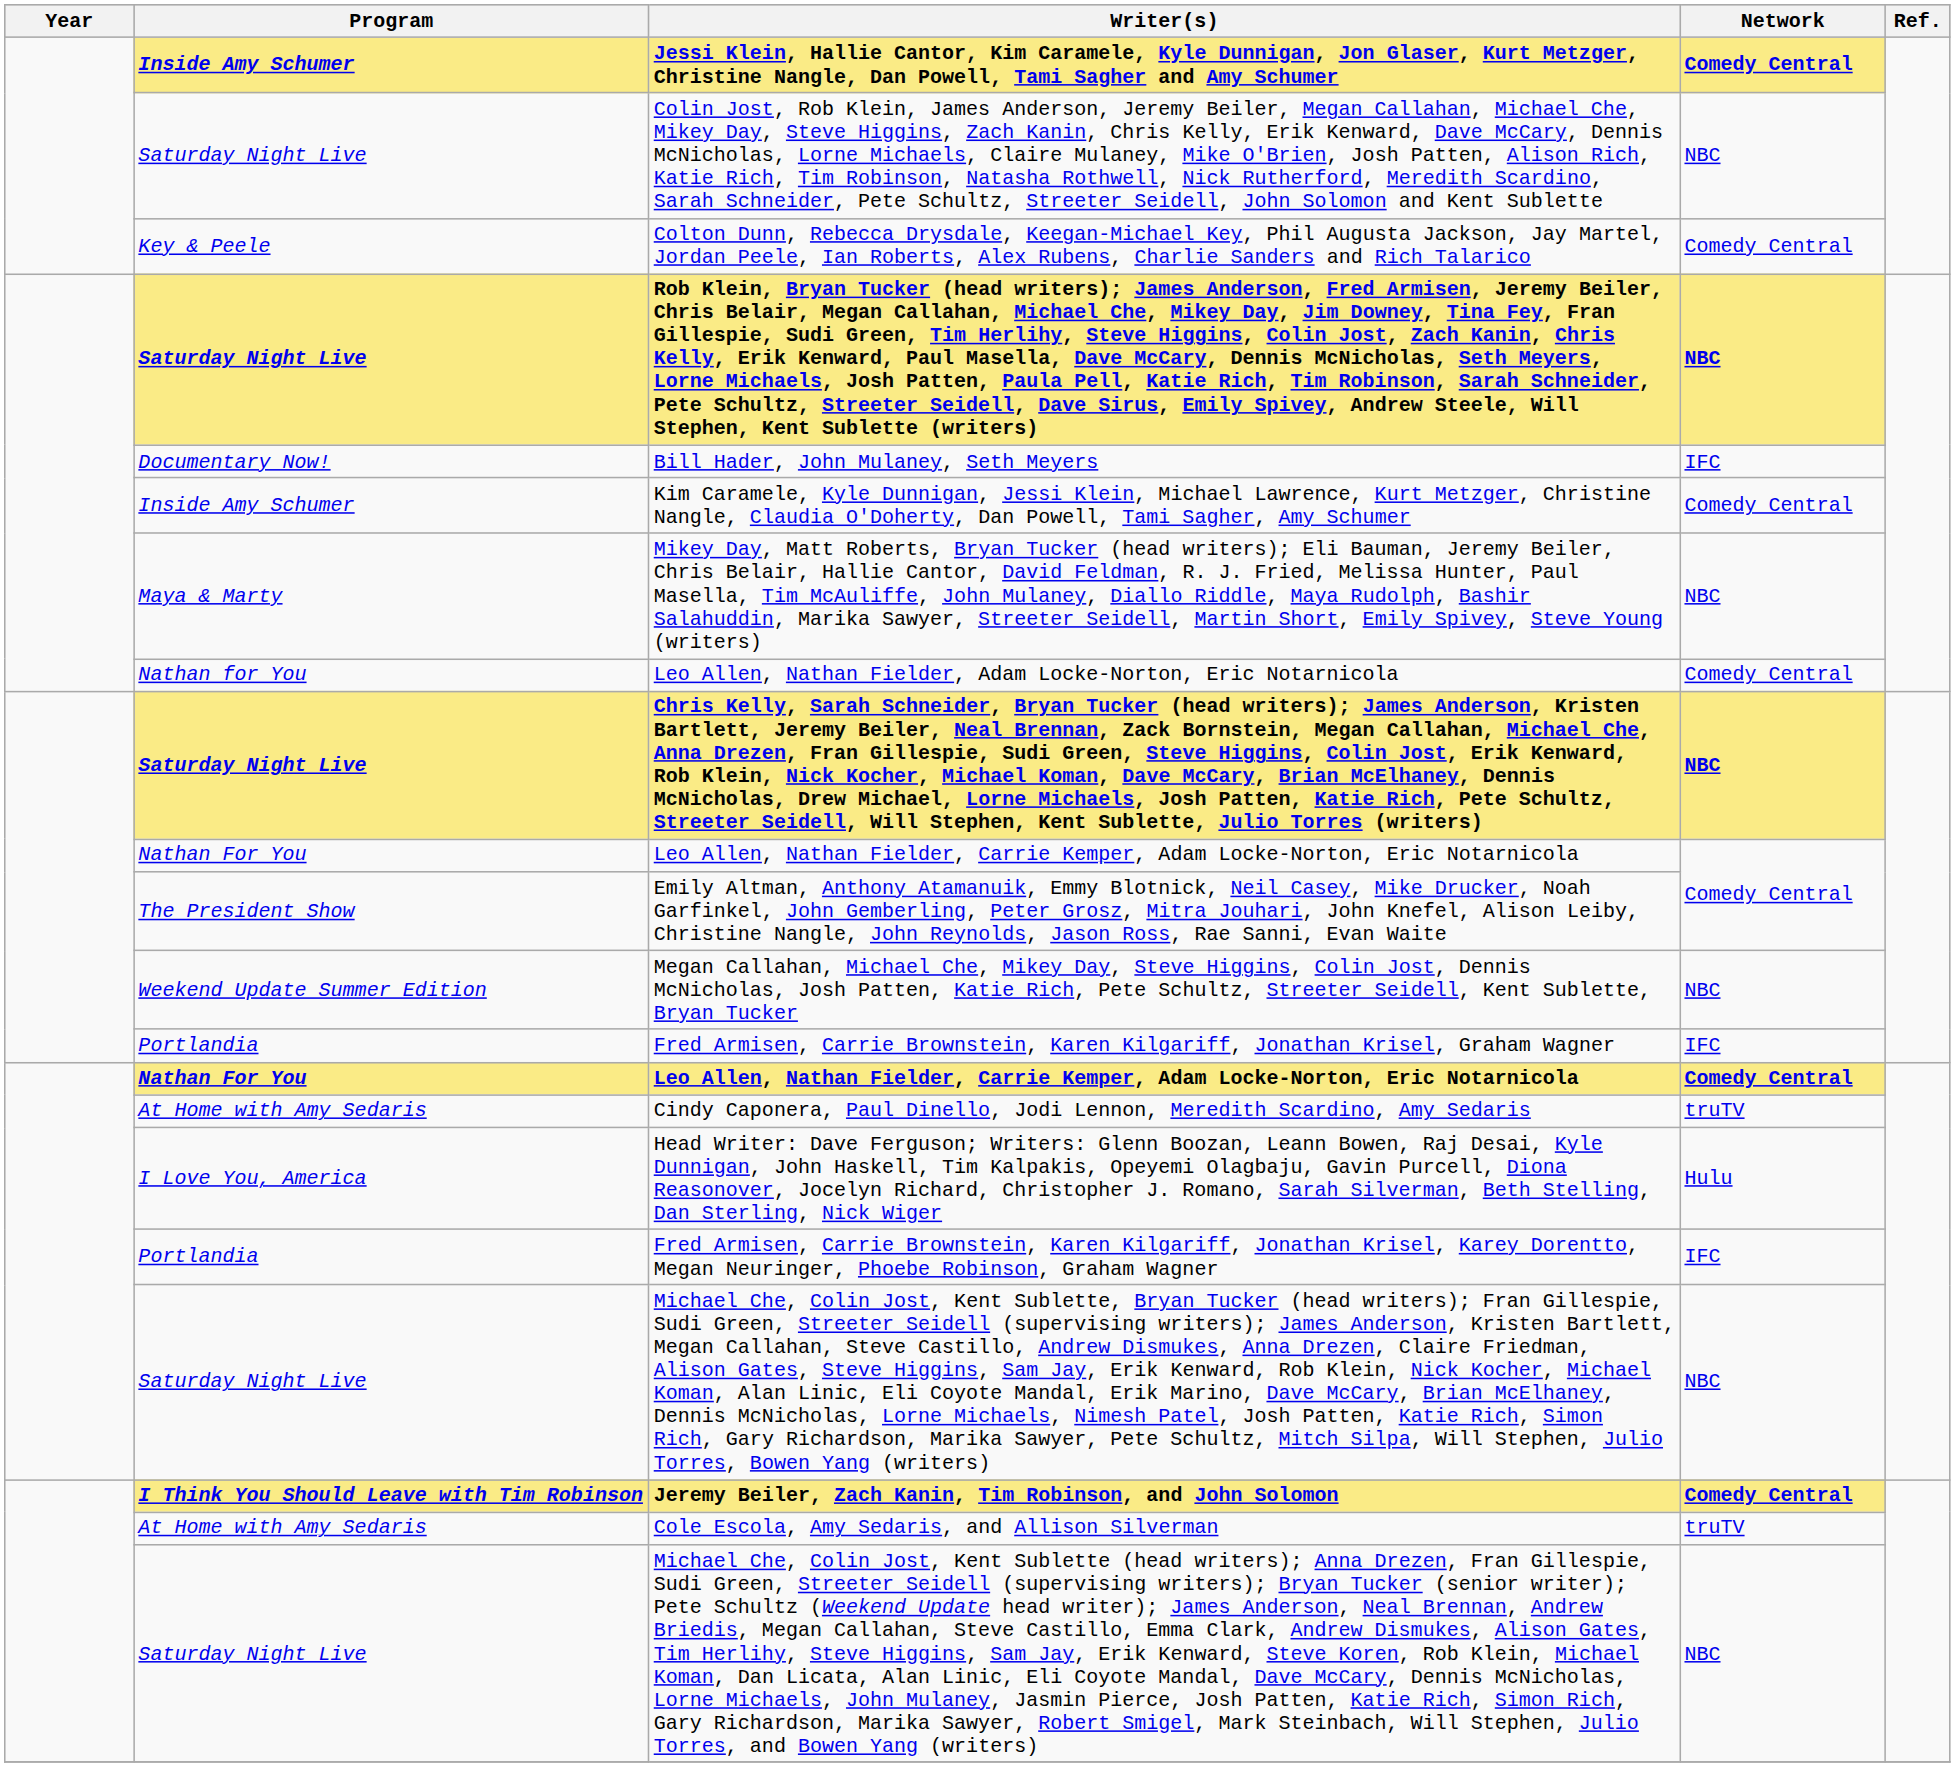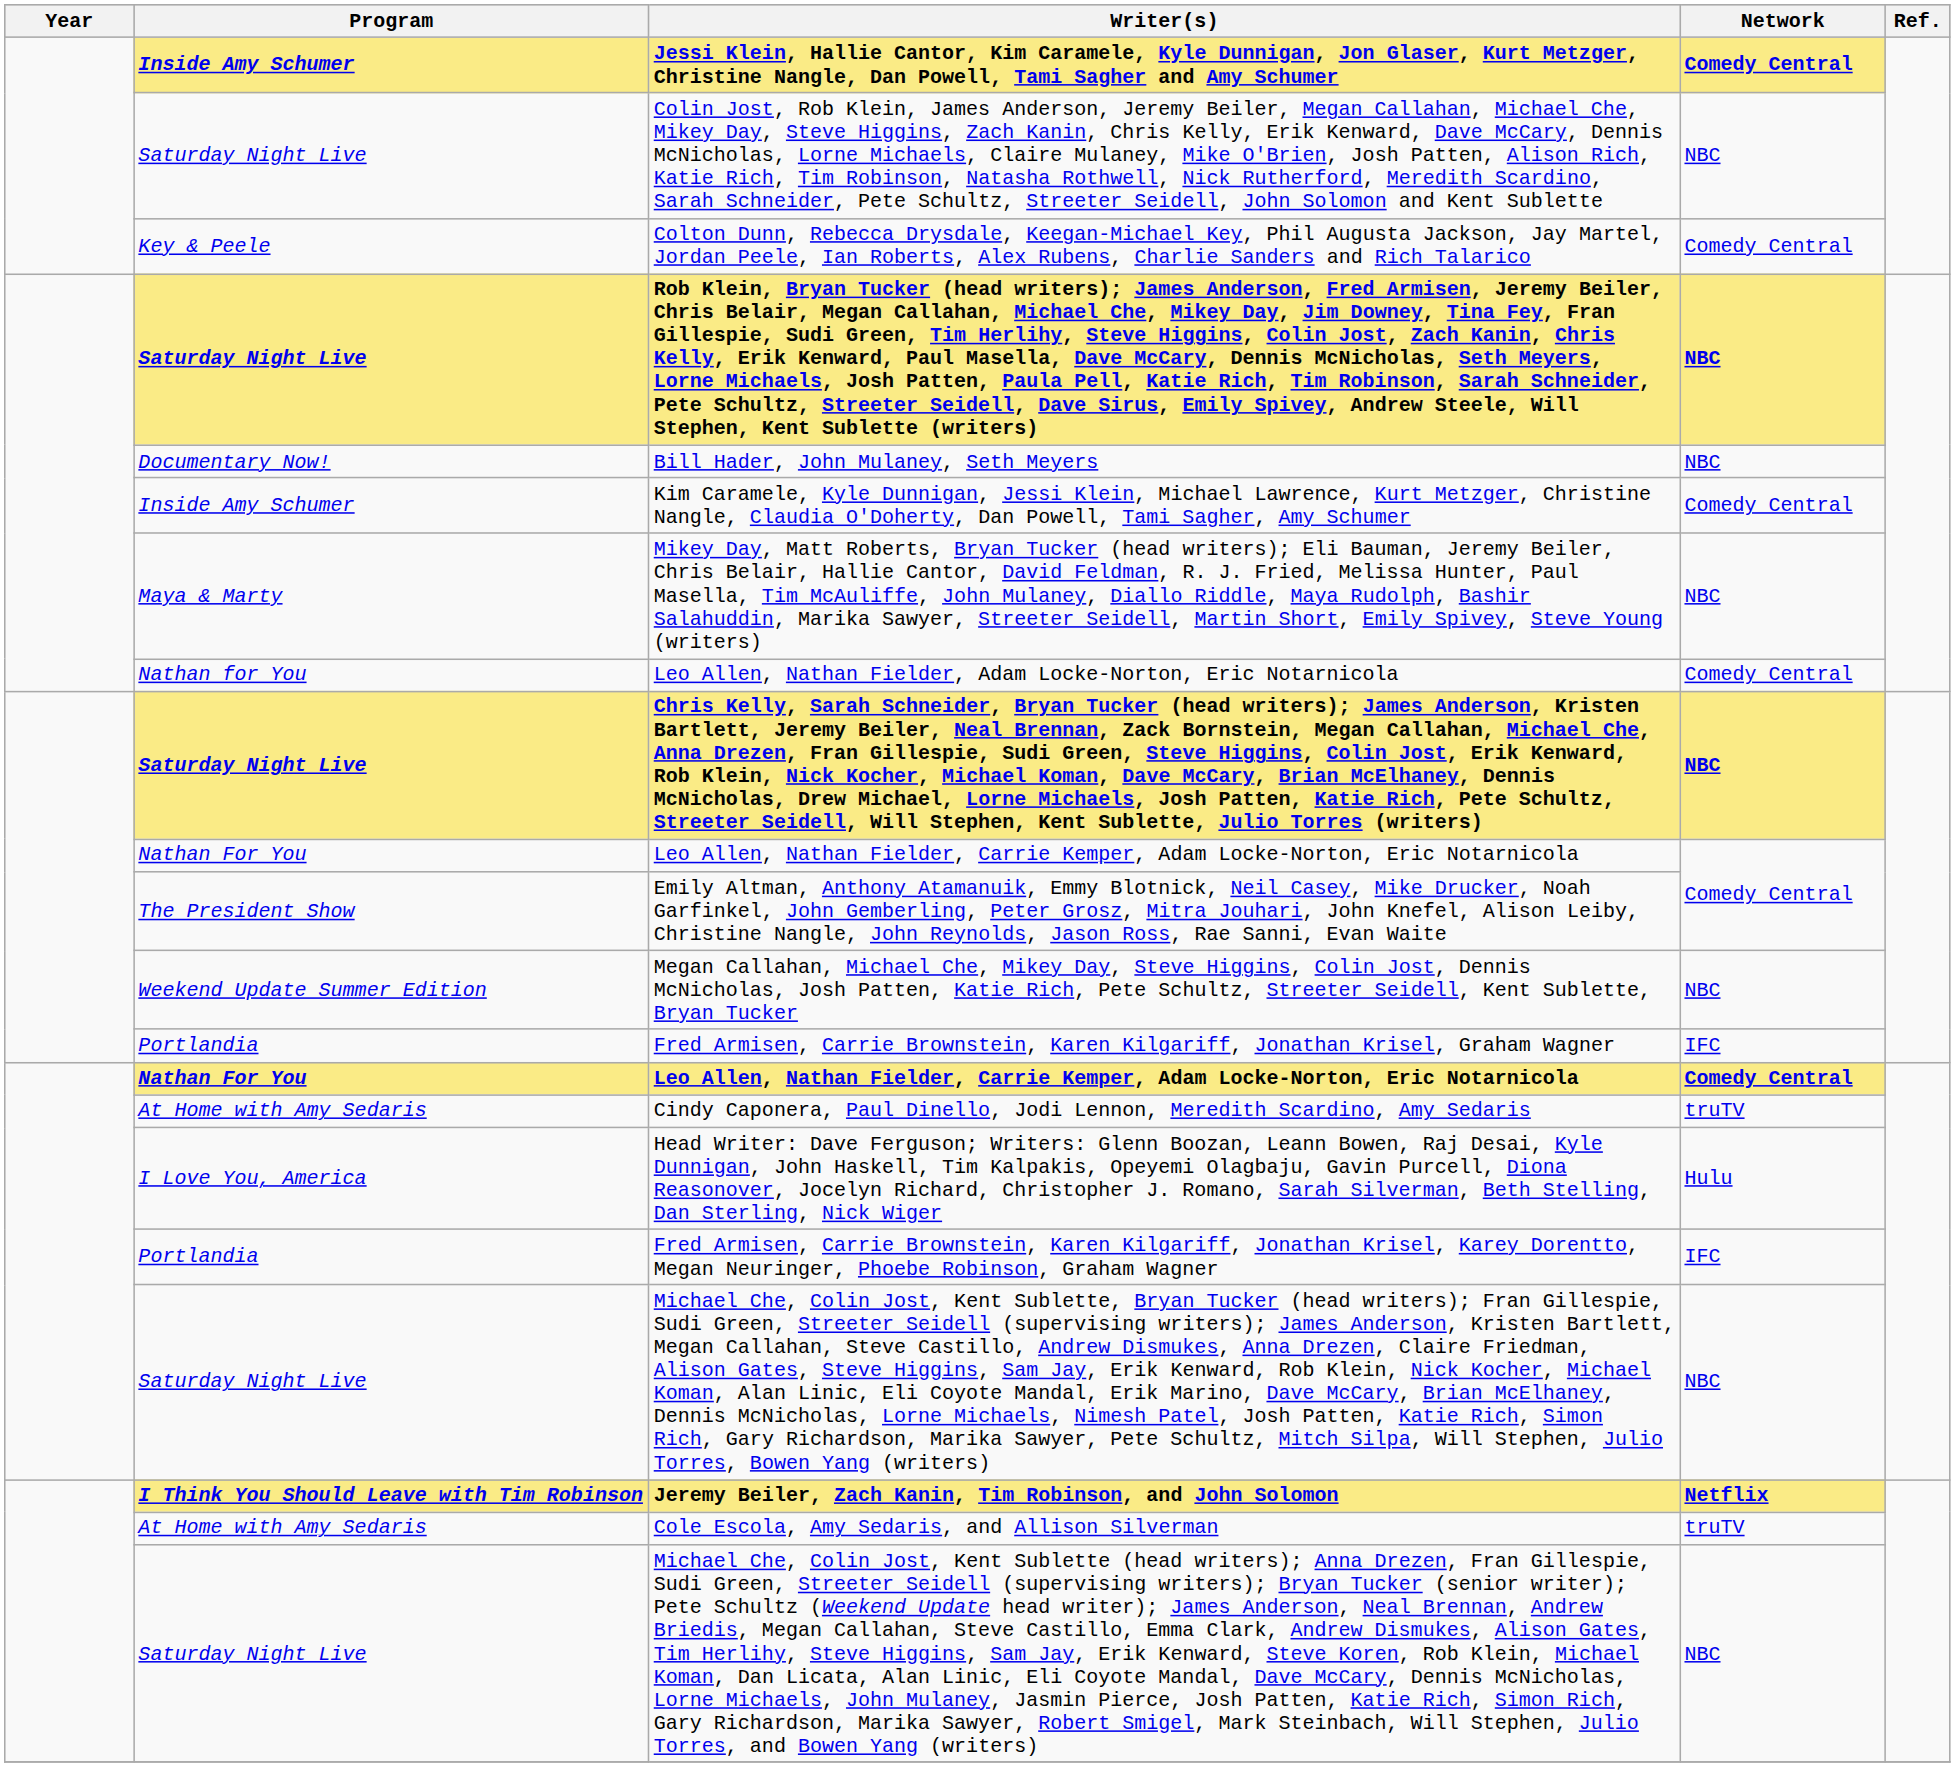(1702, 461) IFC -> (1702, 461) NBC
(1769, 1496) Comedy Central -> (1727, 1496) Netflix
